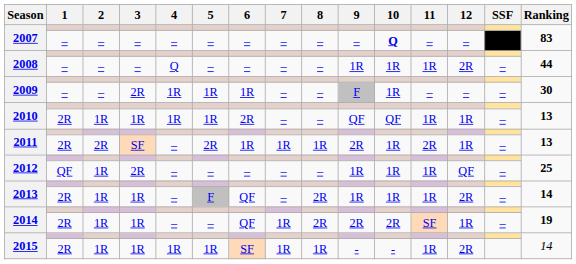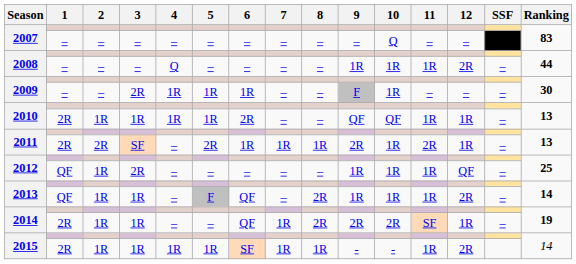(393, 40) bold -> (393, 40) normal
(65, 196) 2R -> (65, 196) QF
